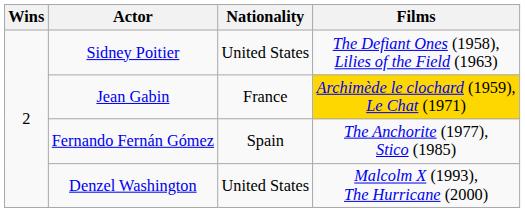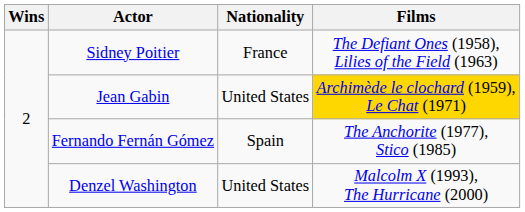(265, 52) United States -> (265, 52) France
(265, 96) France -> (265, 96) United States
